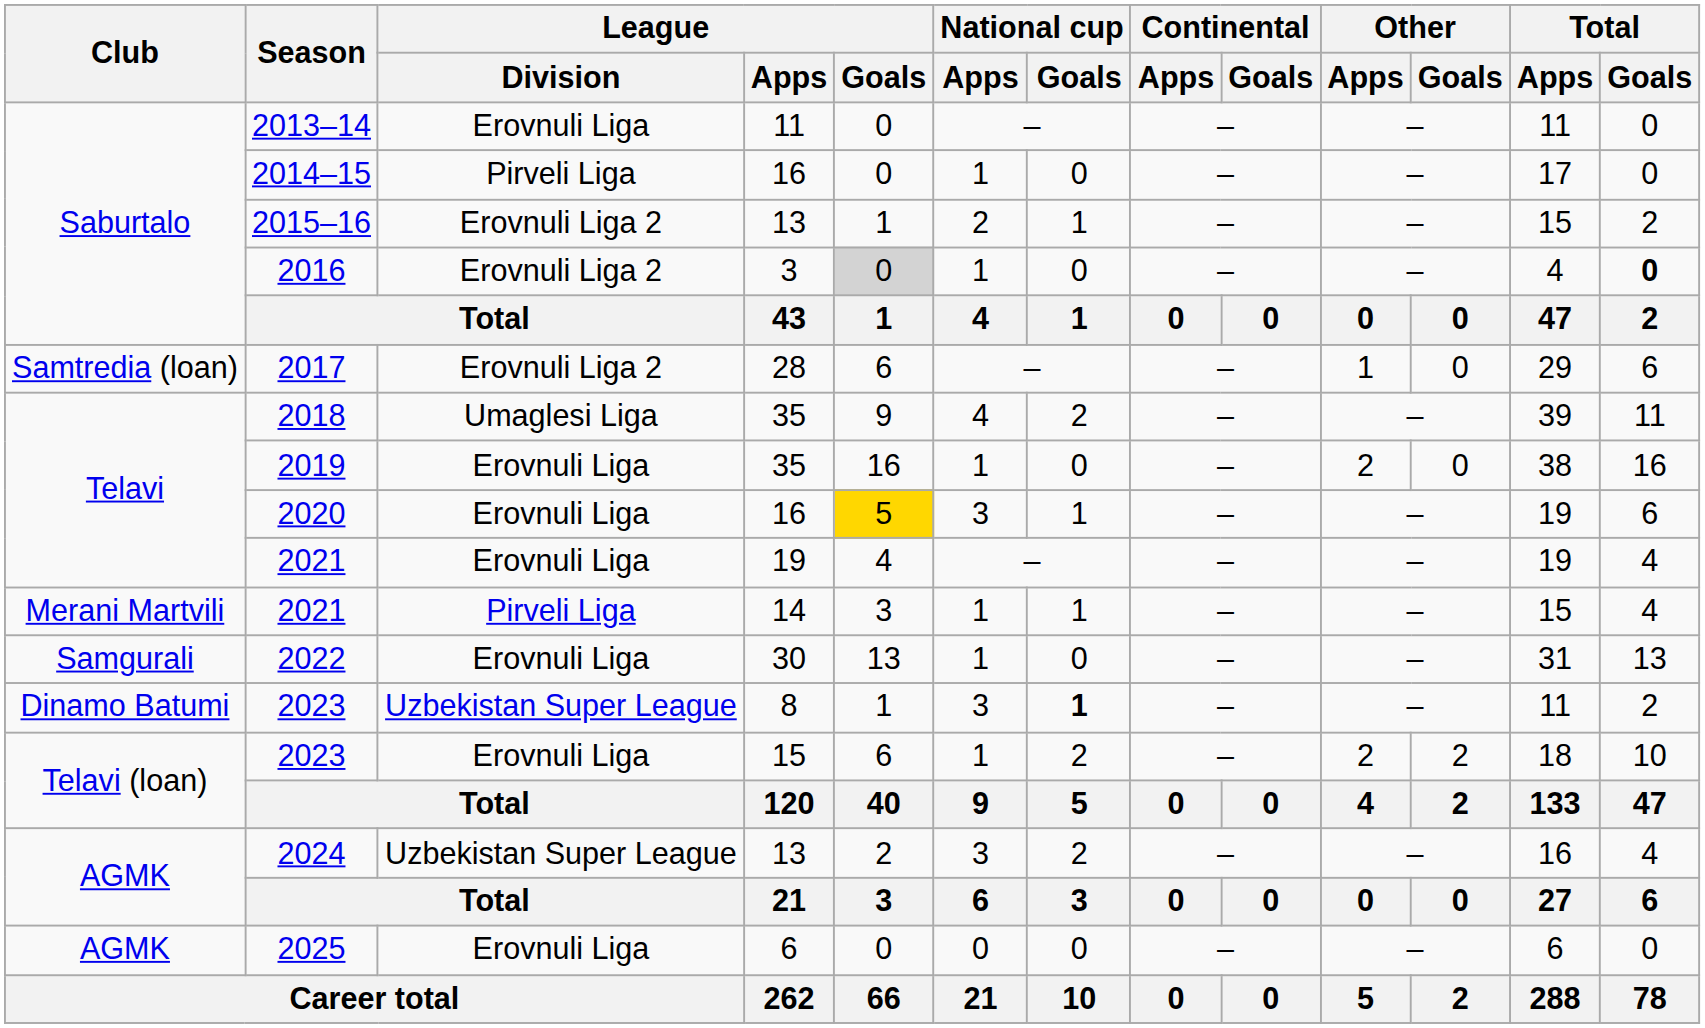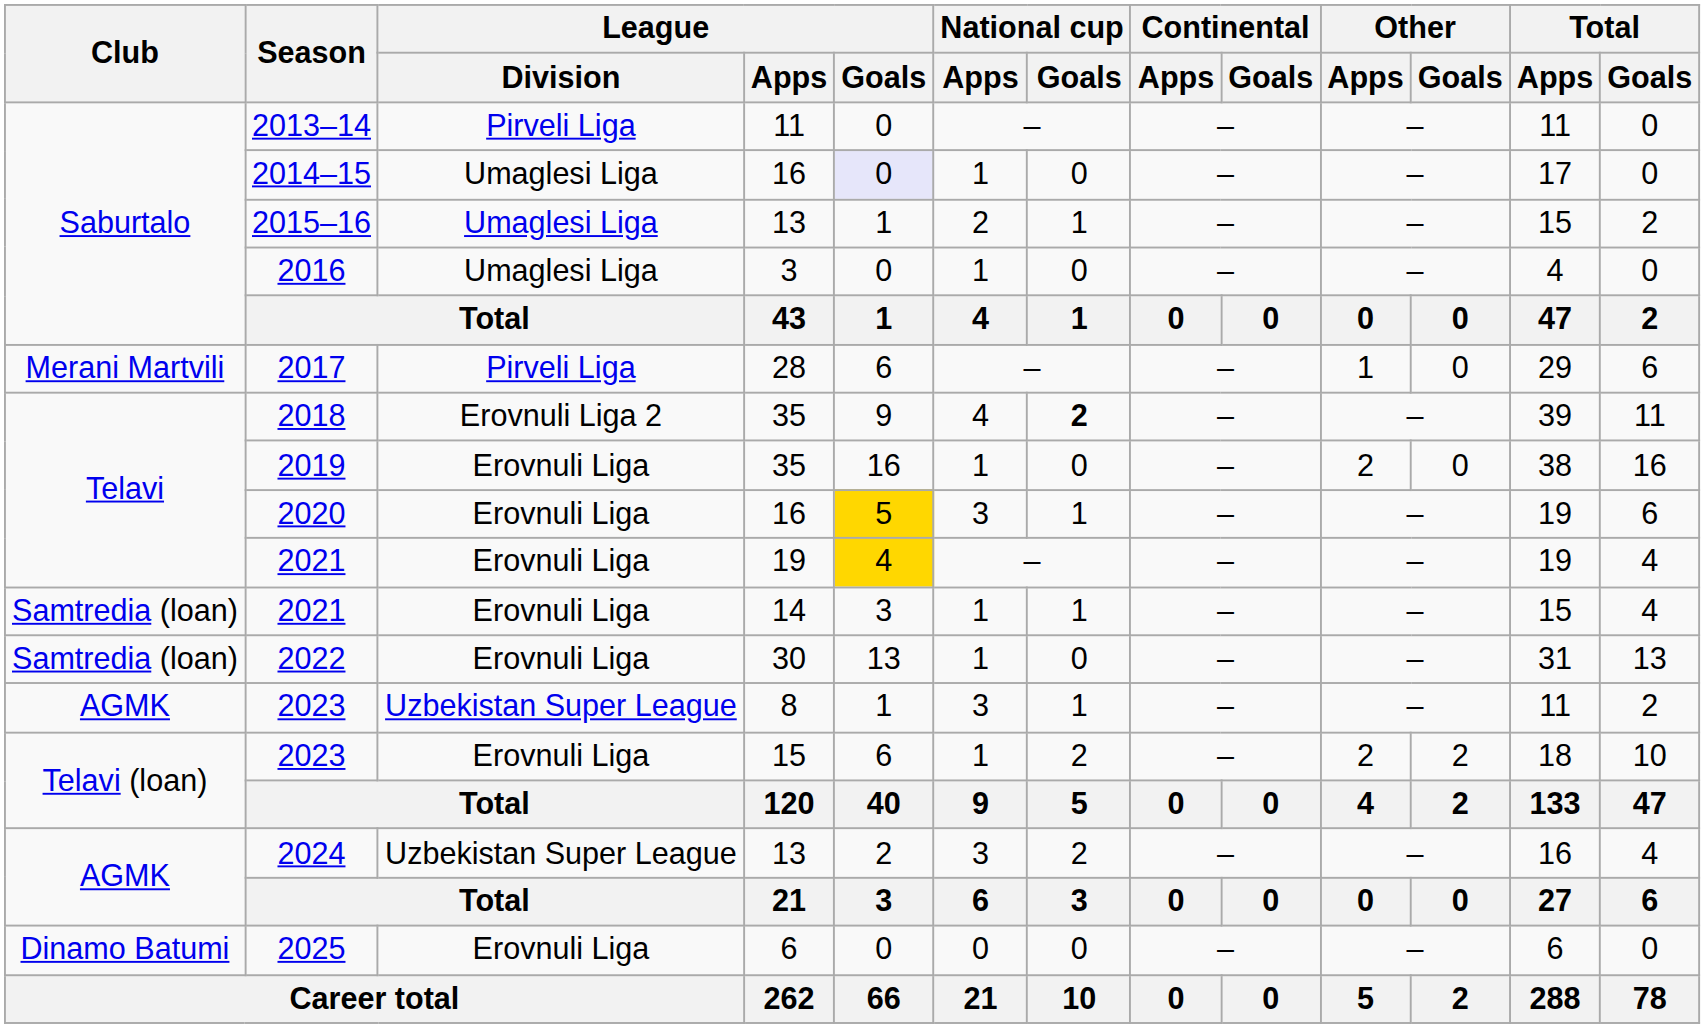(561, 125) Erovnuli Liga -> (561, 125) Pirveli Liga
(561, 174) Pirveli Liga -> (561, 174) Umaglesi Liga
(884, 174) no background -> (884, 174) lavender background
(561, 222) Erovnuli Liga 2 -> (561, 222) Umaglesi Liga
(561, 271) Erovnuli Liga 2 -> (561, 271) Umaglesi Liga
(884, 271) lightgrey background -> (884, 271) no background
(1650, 271) bold -> (1650, 271) normal
(125, 367) Samtredia (loan) -> (125, 367) Merani Martvili
(561, 367) Erovnuli Liga 2 -> (561, 367) Pirveli Liga
(561, 416) Umaglesi Liga -> (561, 416) Erovnuli Liga 2
(1079, 416) normal -> (1079, 416) bold
(884, 561) no background -> (884, 561) gold background
(125, 610) Merani Martvili -> (125, 610) Samtredia (loan)
(561, 610) Pirveli Liga -> (561, 610) Erovnuli Liga
(125, 658) Samgurali -> (125, 658) Samtredia (loan)
(125, 707) Dinamo Batumi -> (125, 707) AGMK
(1079, 707) bold -> (1079, 707) normal
(125, 949) AGMK -> (125, 949) Dinamo Batumi
